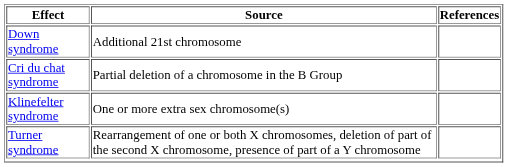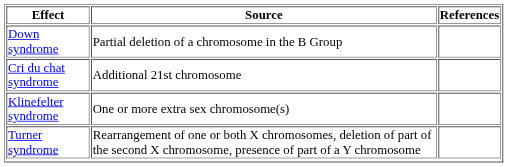(167, 41) Additional 21st chromosome -> (218, 41) Partial deletion of a chromosome in the B Group
(218, 75) Partial deletion of a chromosome in the B Group -> (167, 75) Additional 21st chromosome
